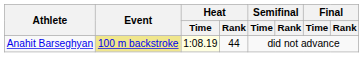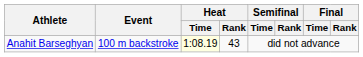(138, 44) khaki background -> (138, 44) no background
(234, 44) 44 -> (234, 44) 43
